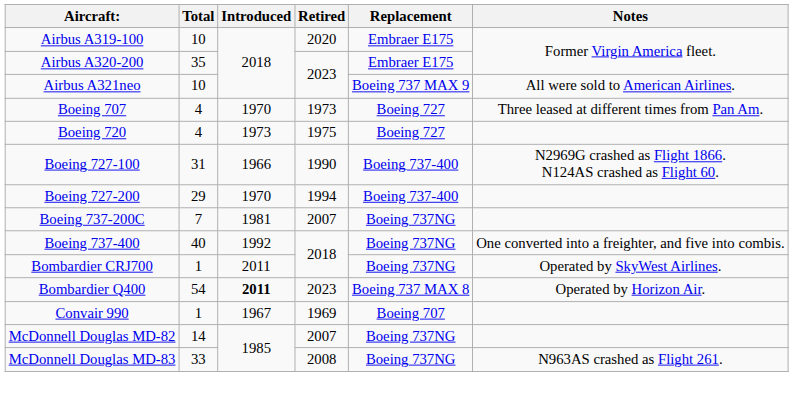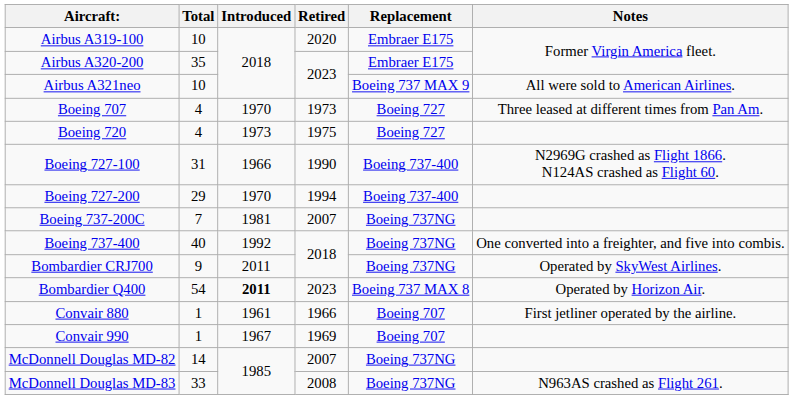(198, 266) 1 -> (198, 266) 9
+ row: (92, 312)
